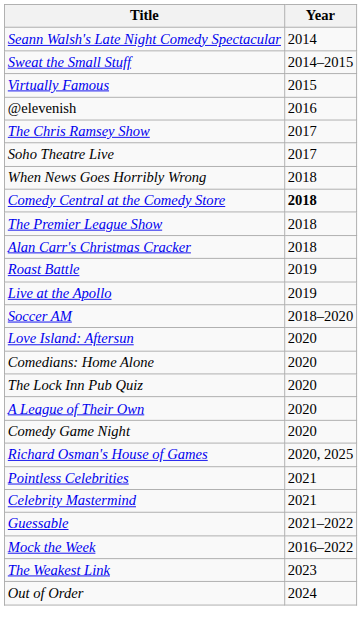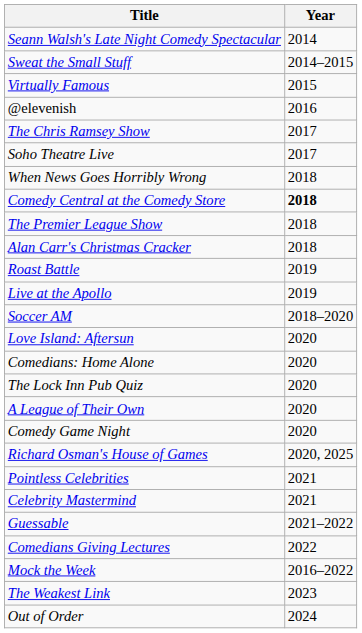+ row: (89, 547)
